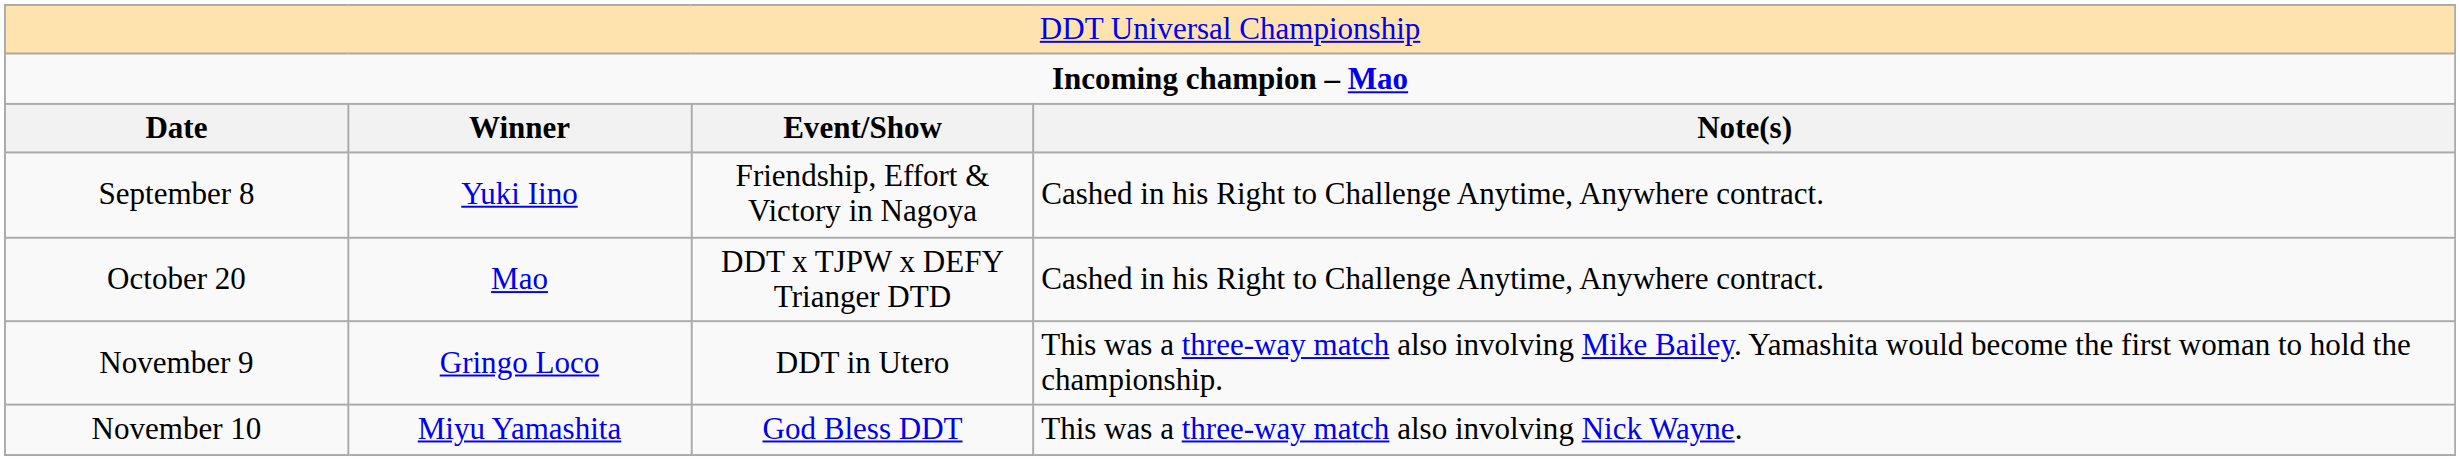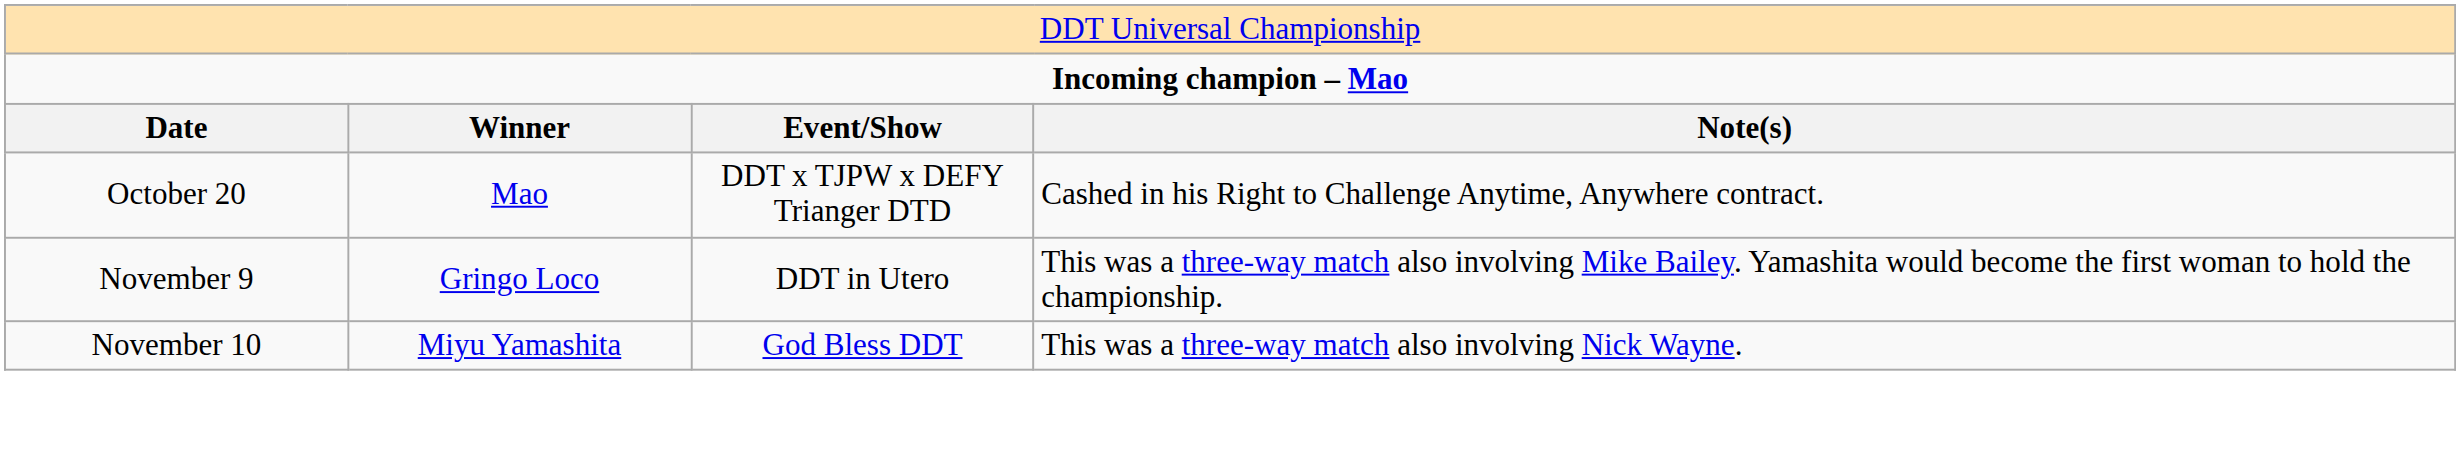- row: (176, 194)
